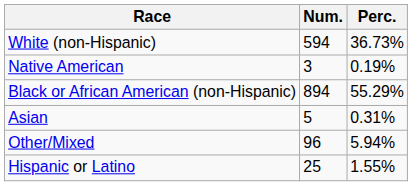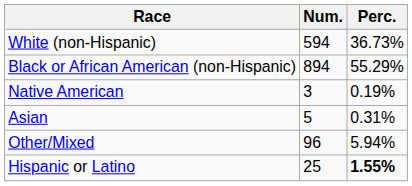rows swapped: (152, 92) <-> (66, 67)
(373, 167) normal -> (373, 167) bold
